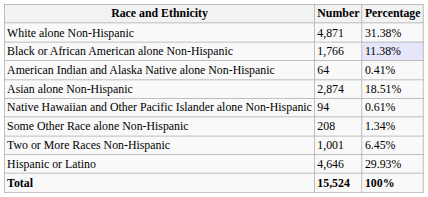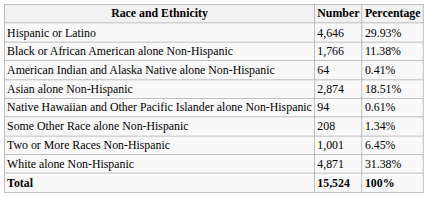rows swapped: (71, 32) <-> (51, 164)
(383, 51) lavender background -> (383, 51) no background
